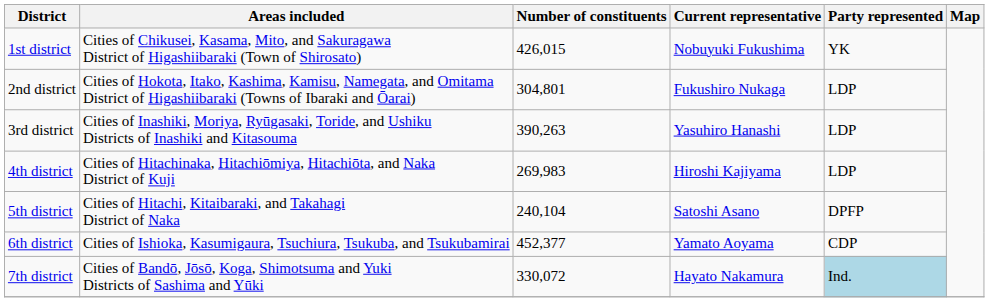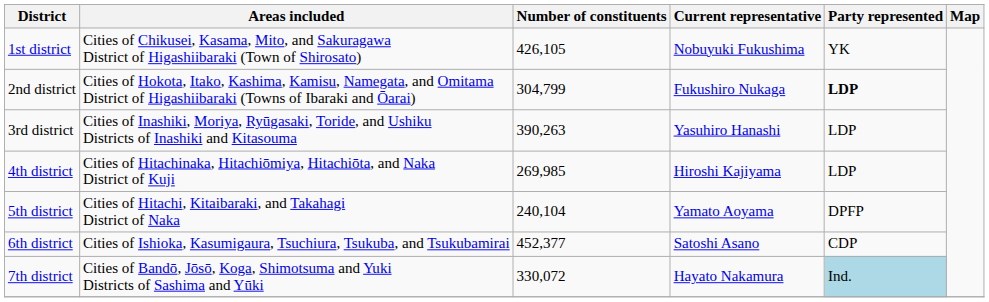(541, 48) 426,015 -> (541, 48) 426,105
(541, 89) 304,801 -> (541, 89) 304,799
(842, 89) normal -> (843, 89) bold
(541, 171) 269,983 -> (541, 171) 269,985
(716, 211) Satoshi Asano -> (724, 211) Yamato Aoyama
(724, 244) Yamato Aoyama -> (716, 244) Satoshi Asano
